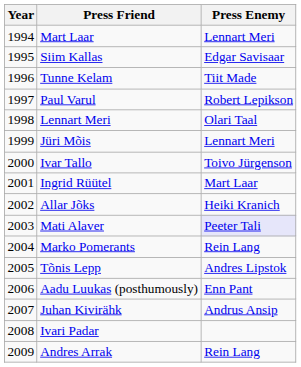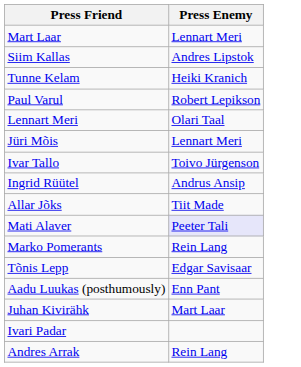- column: (21, 15)
(244, 57) Edgar Savisaar -> (213, 57) Andres Lipstok
(230, 78) Tiit Made -> (209, 78) Heiki Kranich
(231, 183) Mart Laar -> (208, 183) Andrus Ansip
(242, 204) Heiki Kranich -> (198, 204) Tiit Made
(245, 267) Andres Lipstok -> (211, 267) Edgar Savisaar
(241, 309) Andrus Ansip -> (198, 309) Mart Laar
